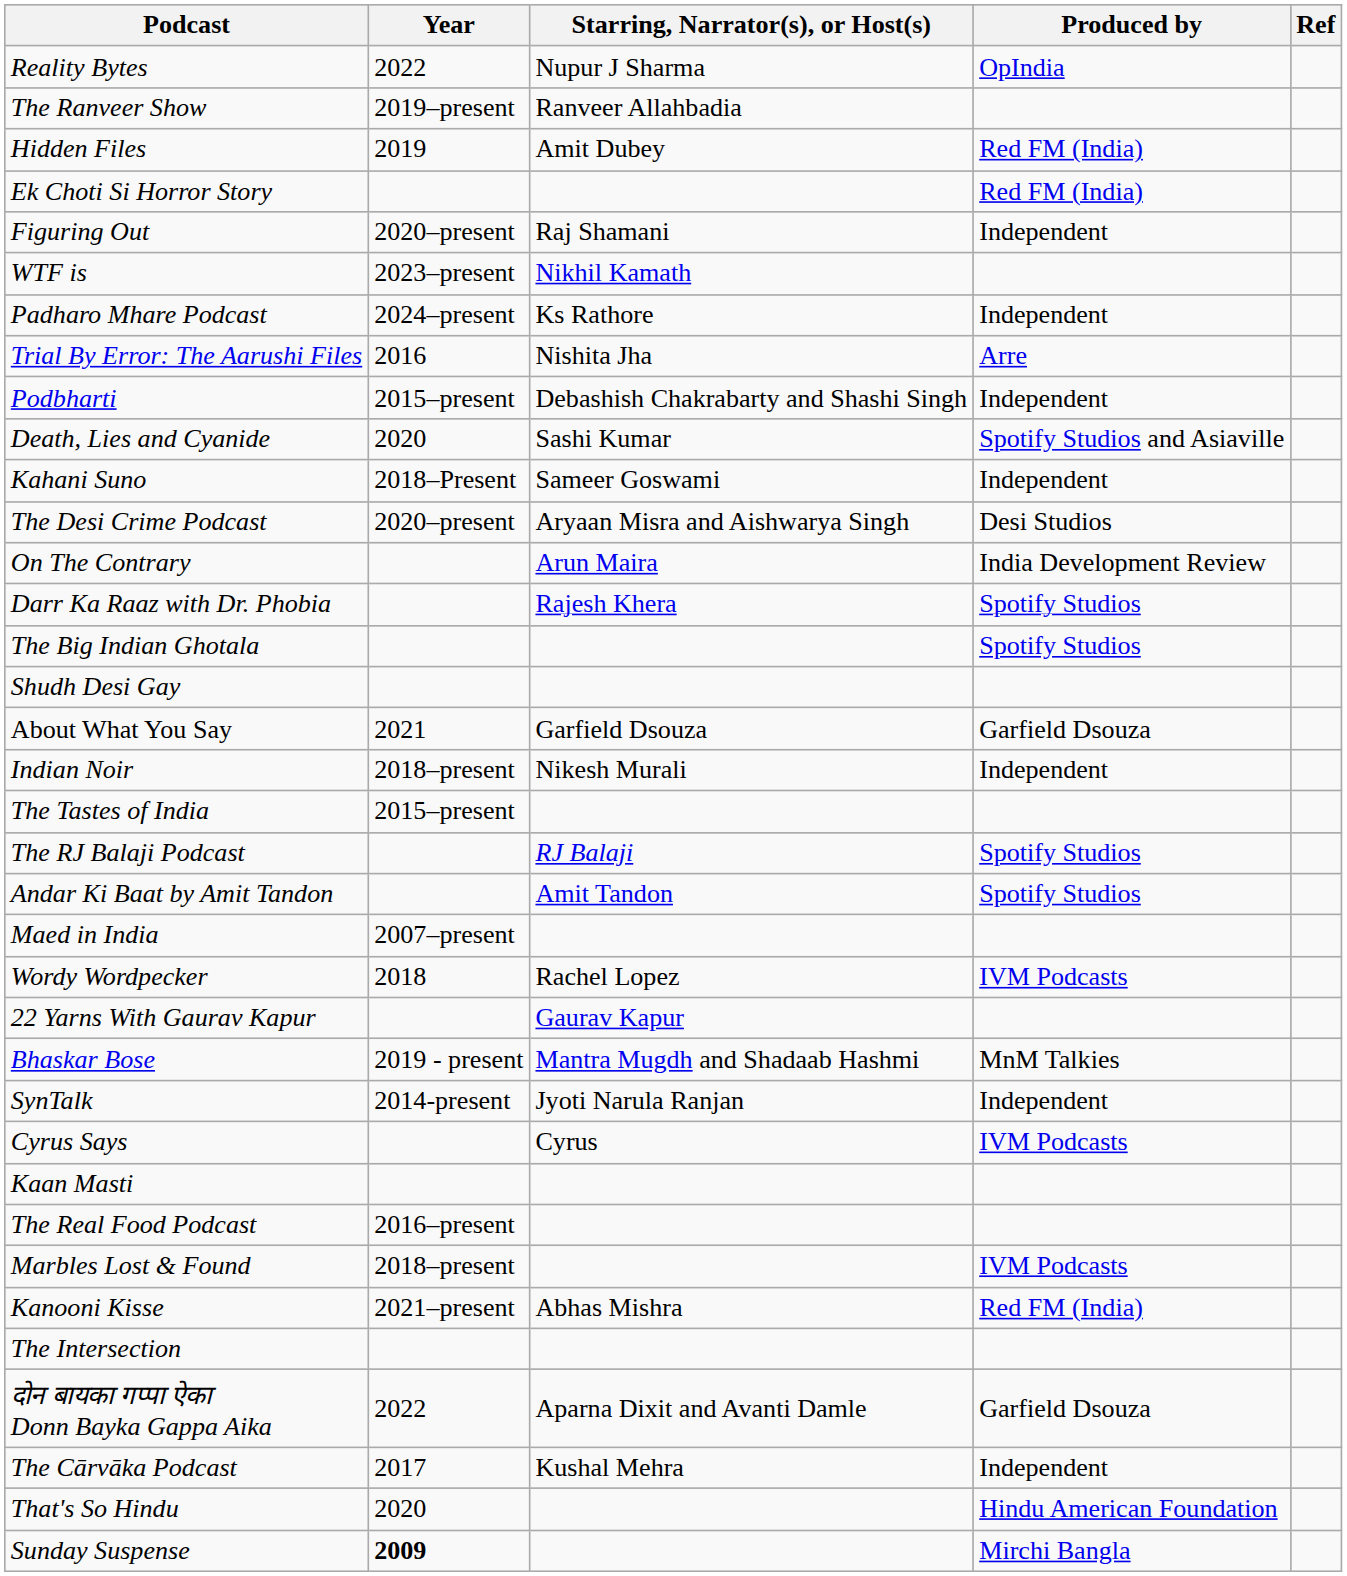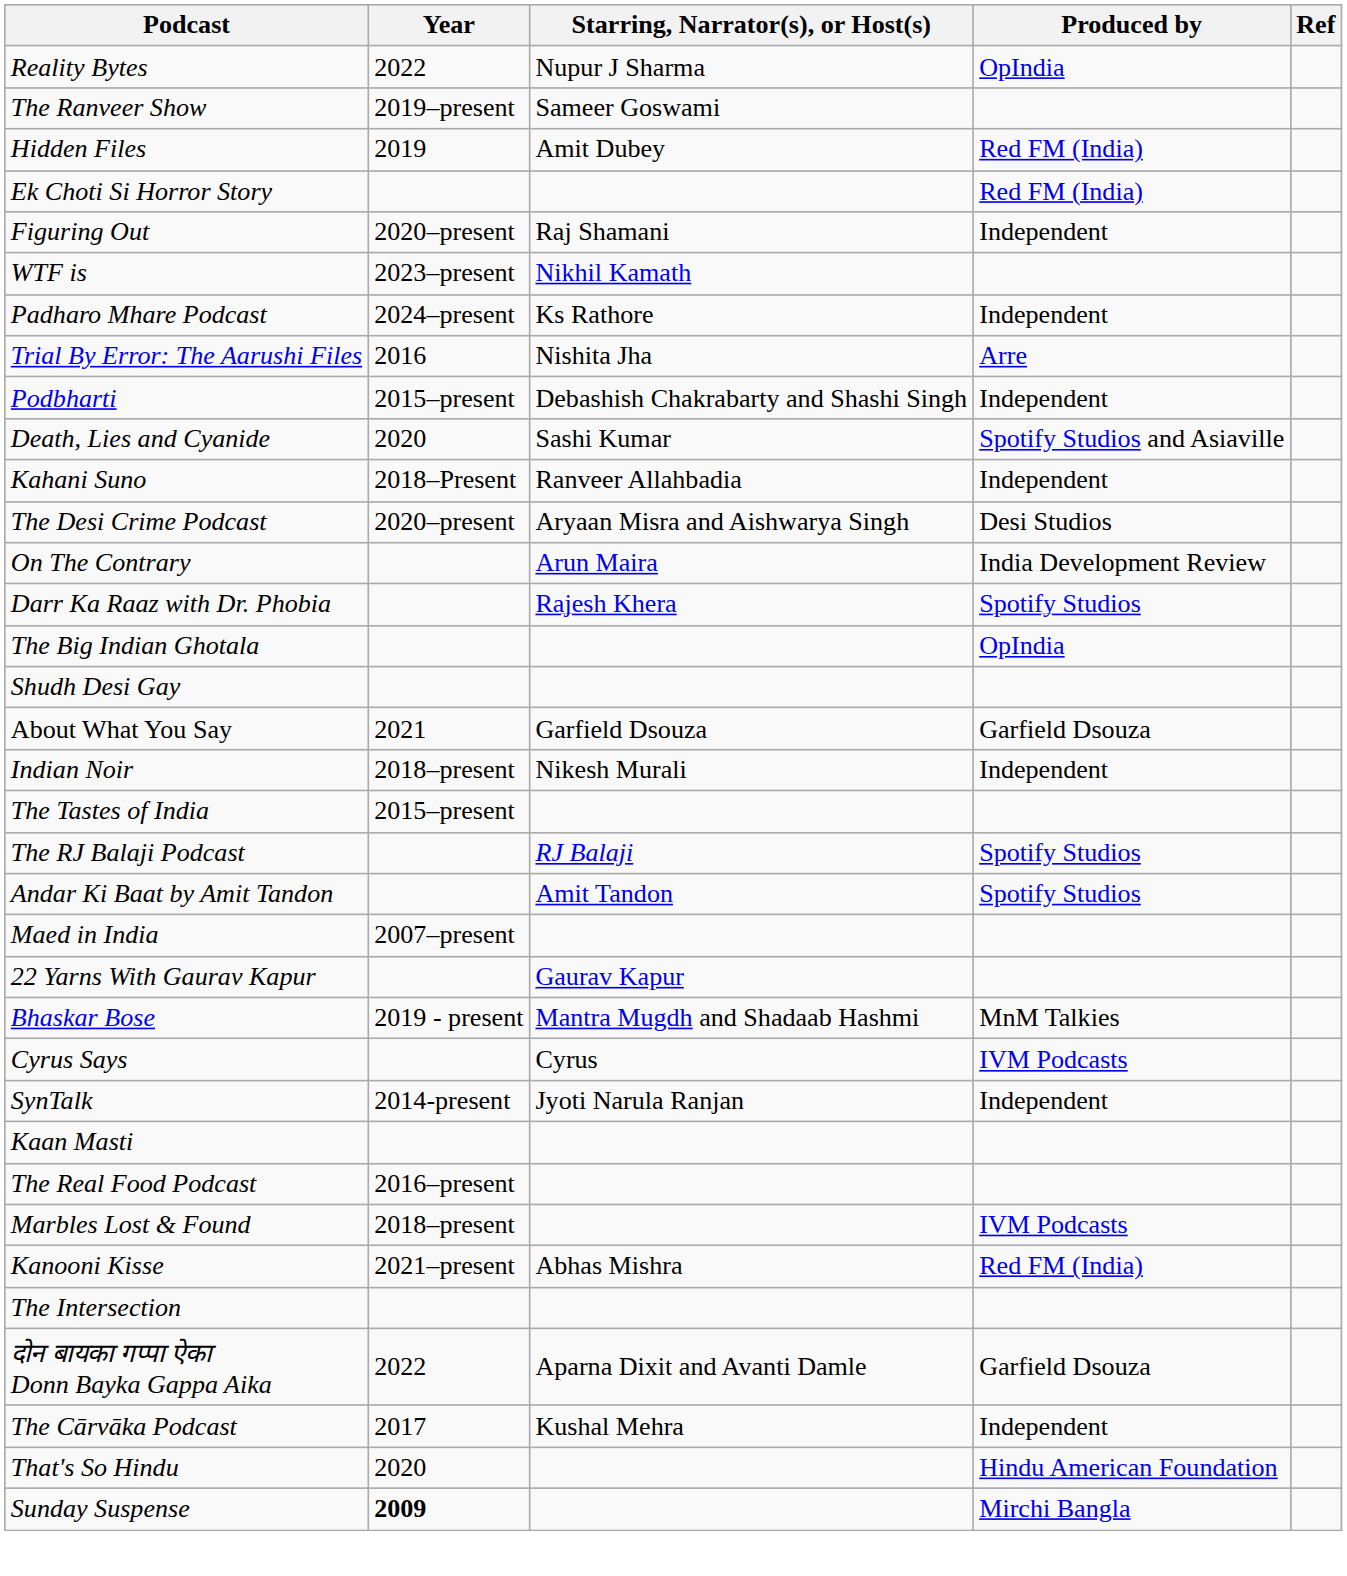(639, 107) Ranveer Allahbadia -> (628, 107) Sameer Goswami
(628, 480) Sameer Goswami -> (639, 480) Ranveer Allahbadia
(1060, 645) Spotify Studios -> (1022, 645) OpIndia
- row: (109, 976)
rows swapped: (52, 1100) <-> (69, 1141)
